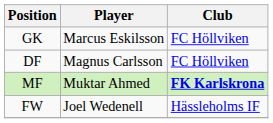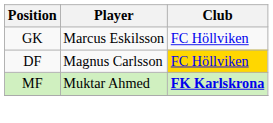(210, 61) no background -> (210, 61) gold background
- row: (32, 106)
